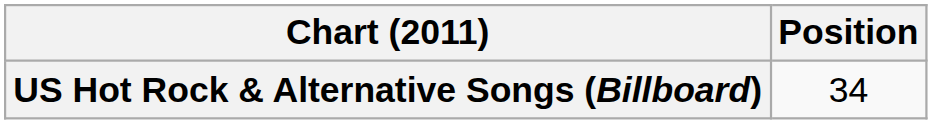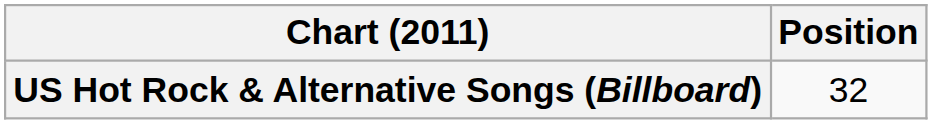(848, 88) 34 -> (848, 88) 32
